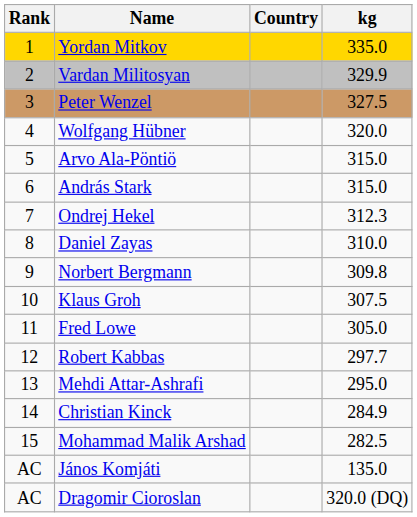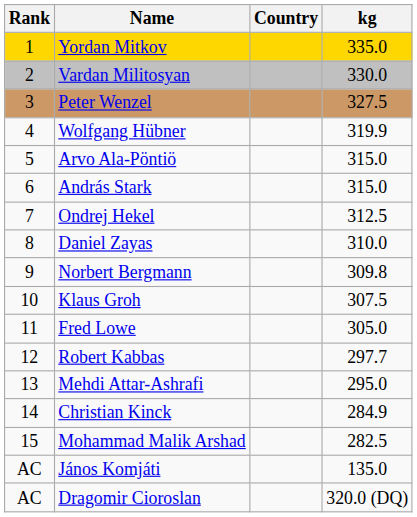(367, 74) 329.9 -> (367, 74) 330.0
(367, 131) 320.0 -> (367, 131) 319.9
(367, 215) 312.3 -> (367, 215) 312.5
